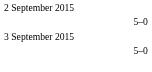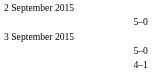+ row: (54, 65)
